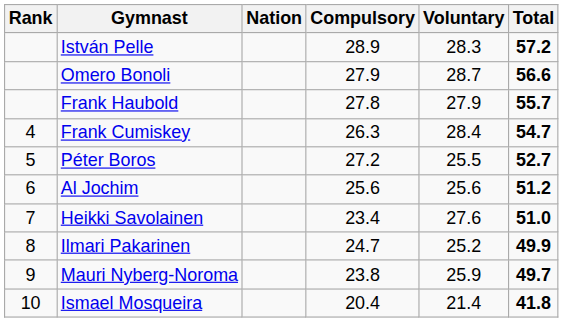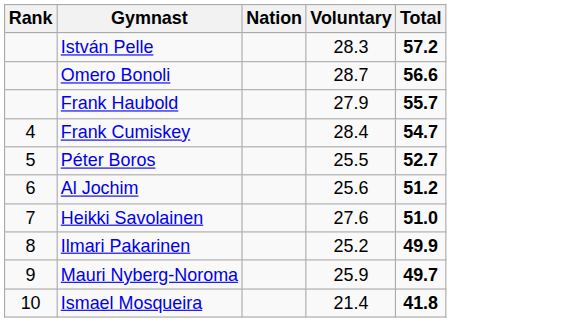- column: (363, 18)
